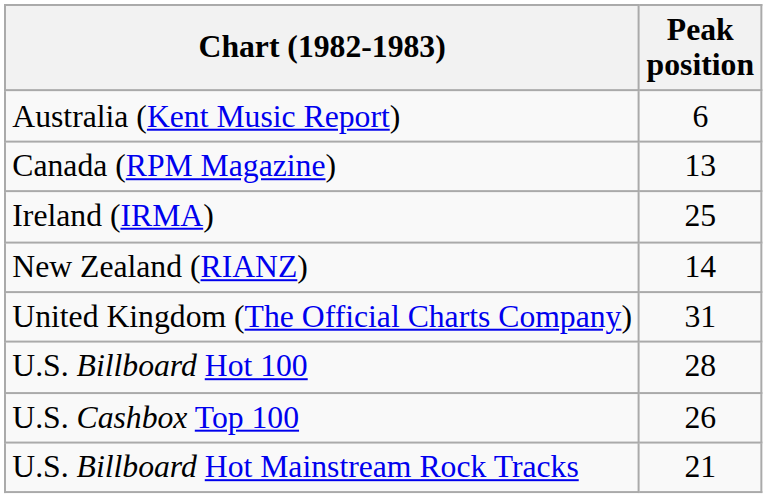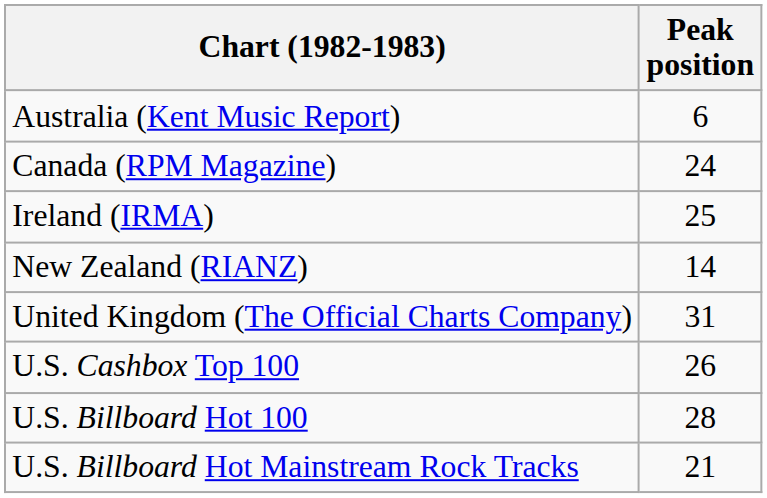(700, 165) 13 -> (700, 165) 24
rows swapped: (160, 366) <-> (156, 416)
